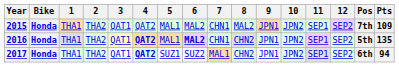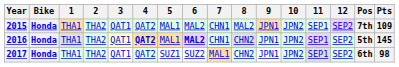(384, 40) 135 -> (384, 40) 145
(145, 54) bold -> (145, 54) normal
(384, 54) 94 -> (384, 54) 98
